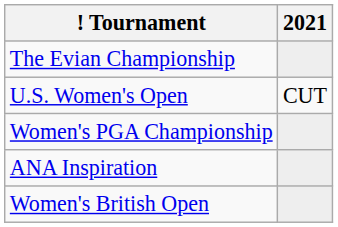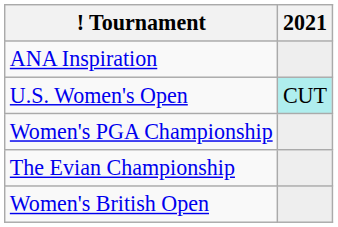rows swapped: (84, 168) <-> (122, 59)
(305, 95) no background -> (305, 95) paleturquoise background
